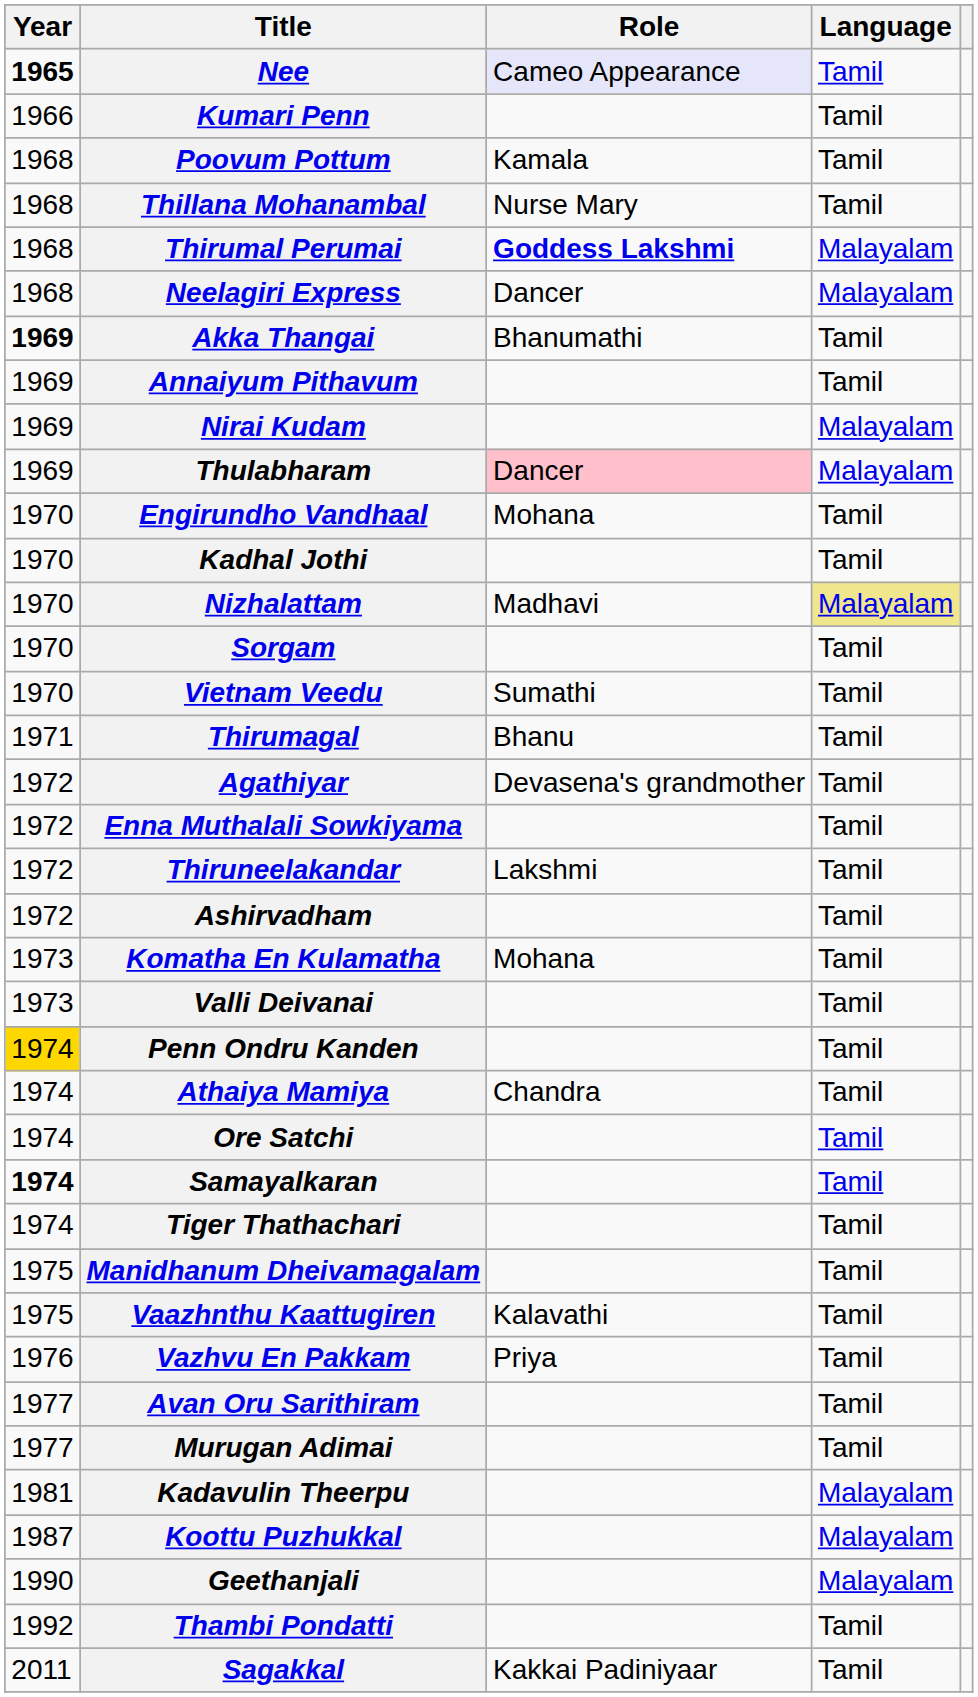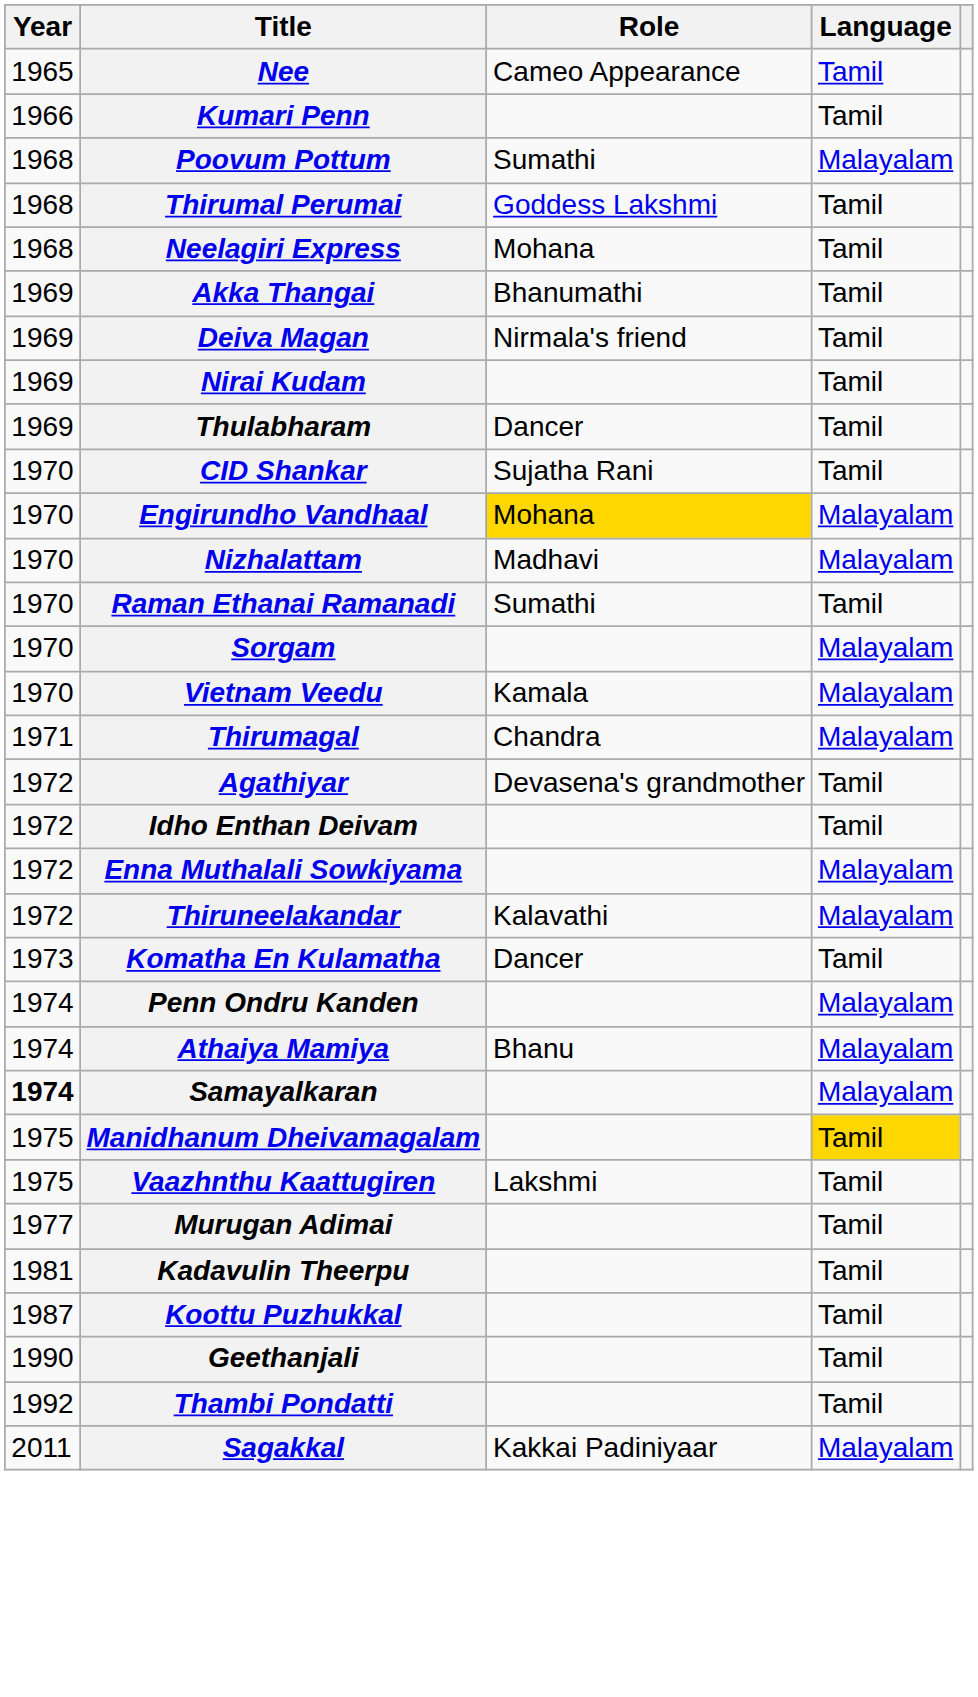(42, 71) bold -> (42, 71) normal
(617, 71) lavender background -> (617, 71) no background
(541, 159) Kamala -> (544, 159) Sumathi
(851, 159) Tamil -> (886, 159) Malayalam
- row: (283, 204)
(614, 248) bold -> (605, 204) normal
(886, 248) Malayalam -> (851, 204) Tamil
(538, 293) Dancer -> (544, 248) Mohana
(886, 293) Malayalam -> (851, 248) Tamil
(42, 337) bold -> (42, 293) normal
- row: (283, 381)
+ row: (283, 337)
(886, 426) Malayalam -> (851, 381) Tamil
(538, 470) pink background -> (538, 426) no background
(886, 470) Malayalam -> (851, 426) Tamil
+ row: (283, 470)
(544, 515) no background -> (544, 515) gold background
(851, 515) Tamil -> (886, 515) Malayalam
- row: (283, 559)
(886, 603) khaki background -> (886, 559) no background
+ row: (283, 603)
(851, 648) Tamil -> (886, 648) Malayalam
(544, 692) Sumathi -> (541, 692) Kamala
(851, 692) Tamil -> (886, 692) Malayalam
(534, 737) Bhanu -> (547, 737) Chandra
(851, 737) Tamil -> (886, 737) Malayalam
+ row: (283, 826)
(851, 826) Tamil -> (886, 870) Malayalam
(545, 870) Lakshmi -> (551, 914) Kalavathi
(851, 870) Tamil -> (886, 914) Malayalam
- row: (283, 914)
(544, 959) Mohana -> (538, 959) Dancer
- row: (283, 1003)
(42, 1048) gold background -> (42, 1003) no background
(851, 1048) Tamil -> (886, 1003) Malayalam
(547, 1092) Chandra -> (534, 1048) Bhanu
(851, 1092) Tamil -> (886, 1048) Malayalam
- row: (283, 1136)
(851, 1181) Tamil -> (886, 1092) Malayalam
- row: (283, 1225)
(851, 1270) no background -> (851, 1136) gold background
(551, 1314) Kalavathi -> (545, 1181) Lakshmi
- row: (283, 1358)
- row: (283, 1403)
(886, 1492) Malayalam -> (851, 1270) Tamil
(886, 1536) Malayalam -> (851, 1314) Tamil
(886, 1580) Malayalam -> (851, 1358) Tamil
(851, 1669) Tamil -> (886, 1447) Malayalam
